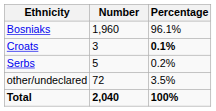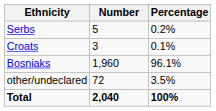rows swapped: (29, 30) <-> (21, 64)
(163, 47) bold -> (163, 47) normal
